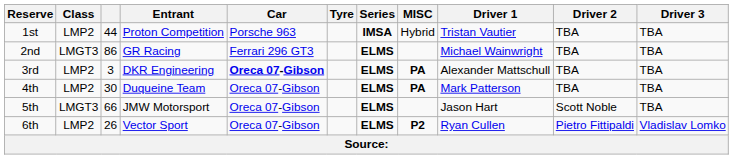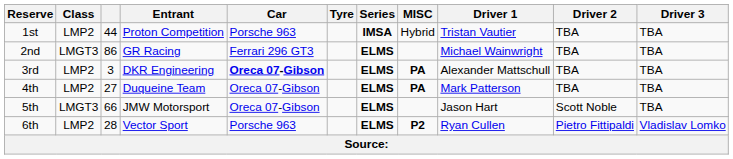(110, 88) 30 -> (110, 88) 27
(110, 125) 26 -> (110, 125) 28
(275, 125) Oreca 07-Gibson -> (263, 125) Porsche 963
